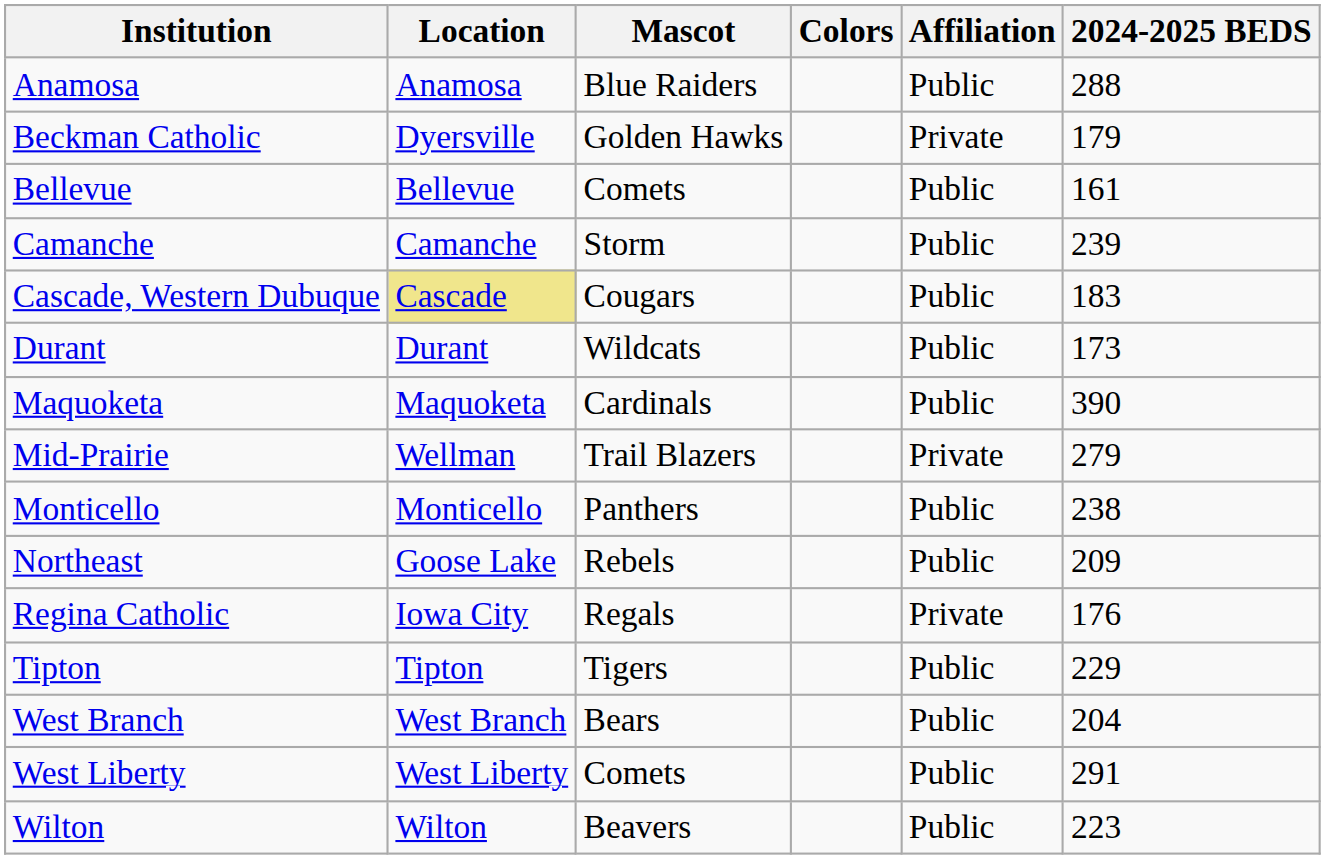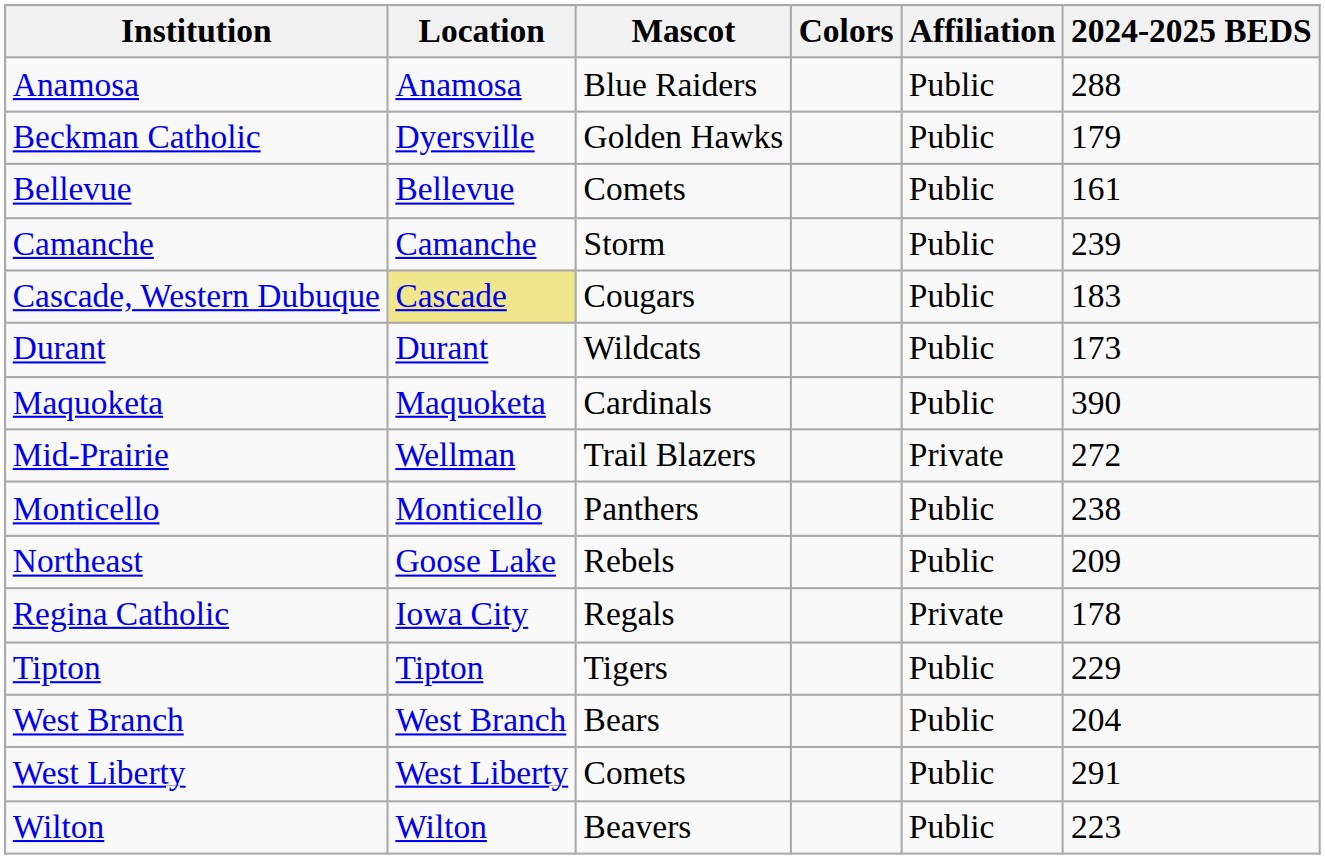(956, 137) Private -> (952, 137) Public
(1096, 455) 279 -> (1096, 455) 272
(1096, 614) 176 -> (1096, 614) 178
